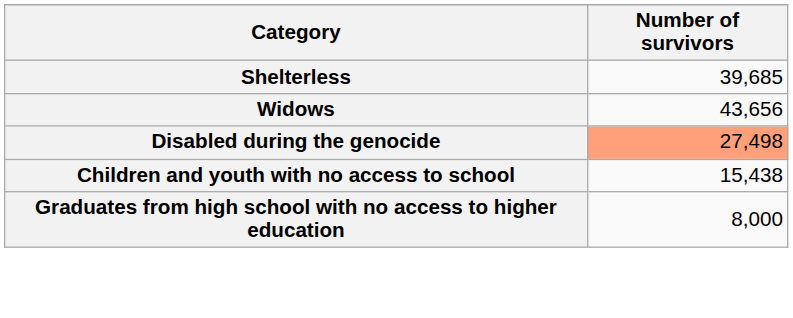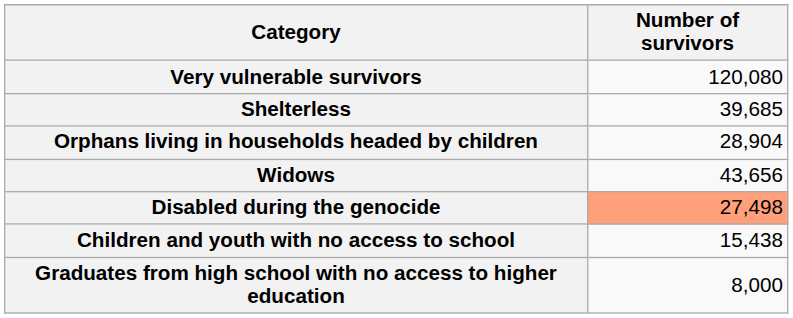+ row: (296, 76)
+ row: (296, 142)
